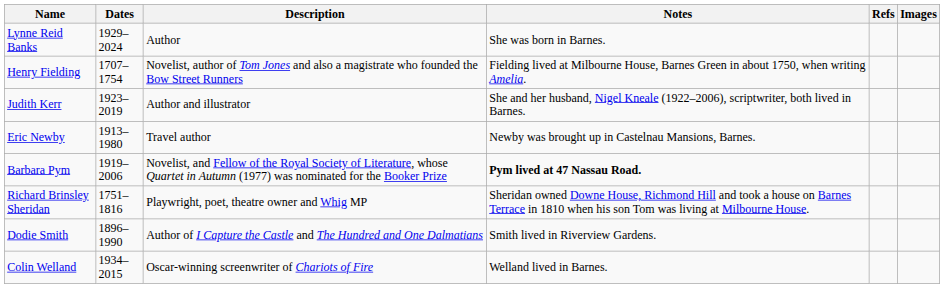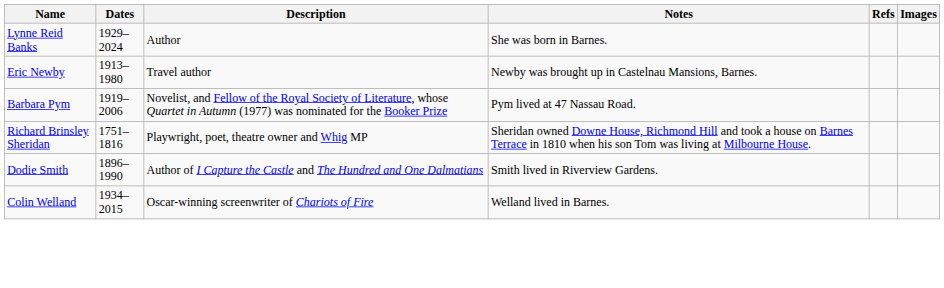- row: (44, 72)
- row: (34, 104)
(565, 169) bold -> (563, 104) normal
